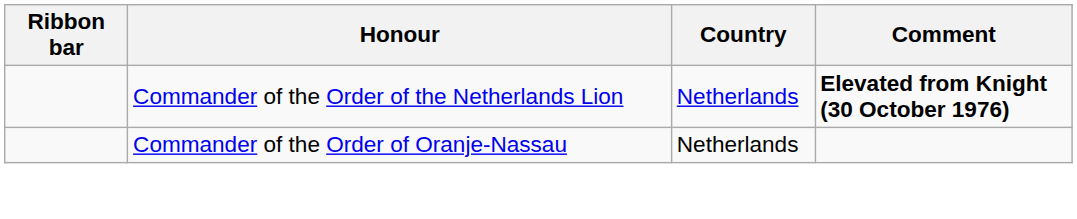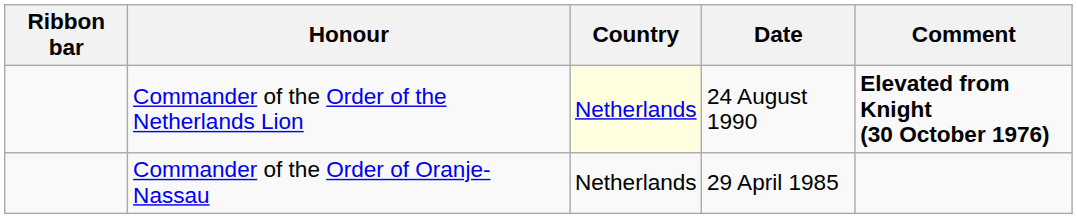+ column: (778, 35)
(738, 96) no background -> (636, 108) lightyellow background
